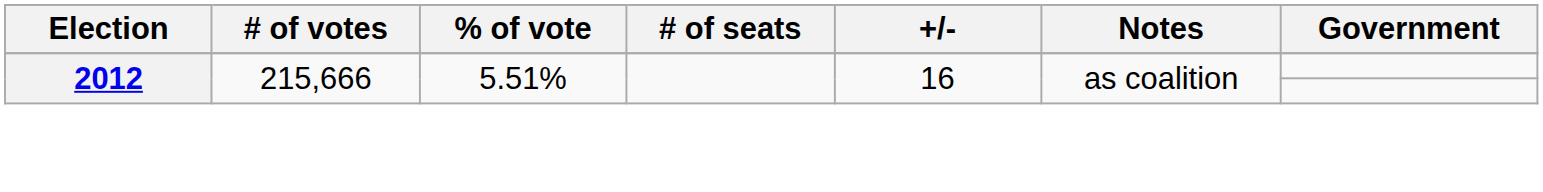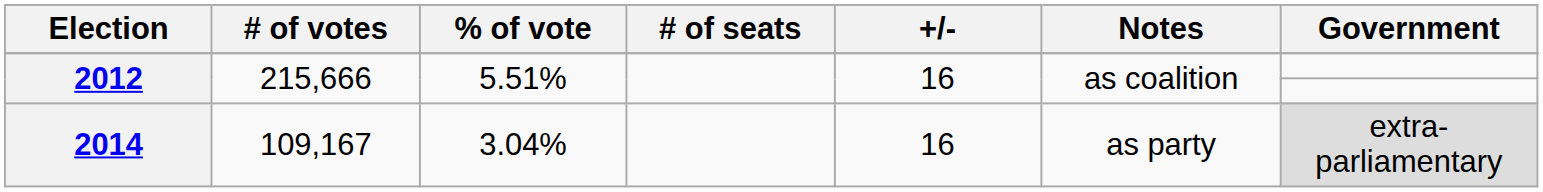+ row: (109, 144)
